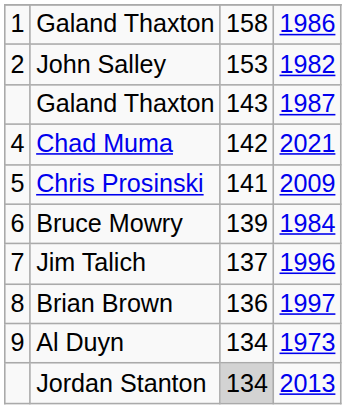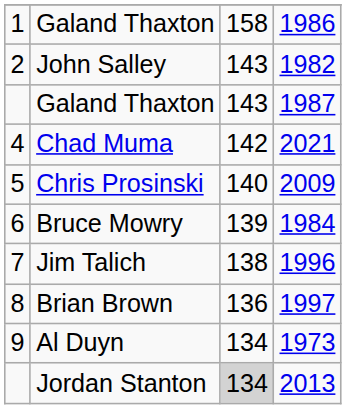(247, 64) 153 -> (247, 64) 143
(247, 183) 141 -> (247, 183) 140
(247, 263) 137 -> (247, 263) 138
